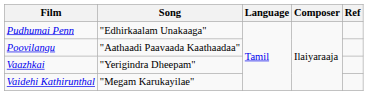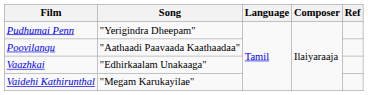(153, 30) "Edhirkaalam Unakaaga" -> (148, 30) "Yerigindra Dheepam"
(148, 65) "Yerigindra Dheepam" -> (153, 65) "Edhirkaalam Unakaaga"
